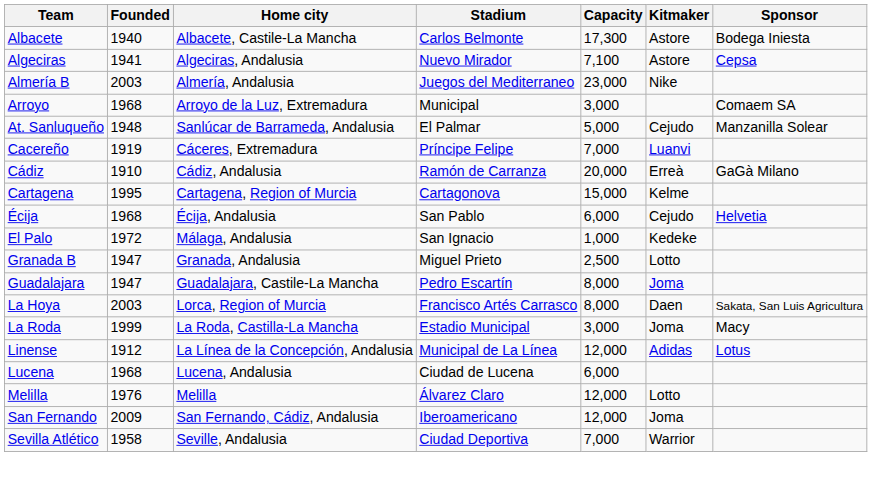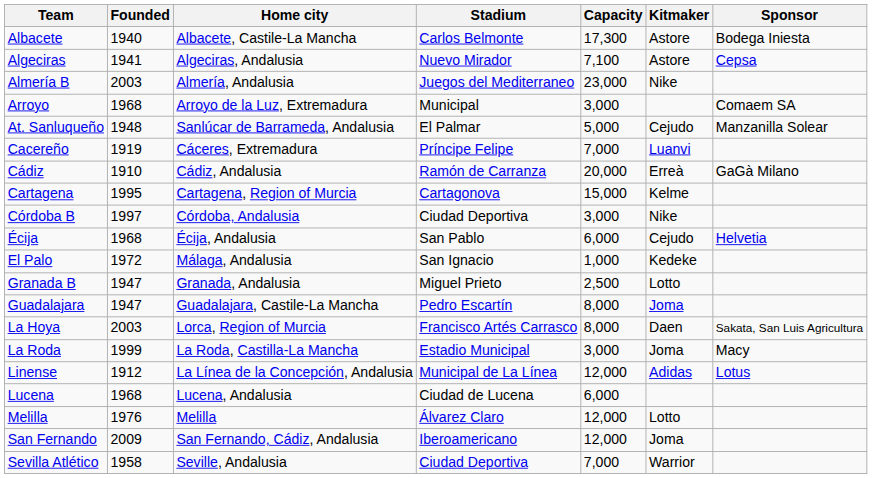+ row: (41, 216)
